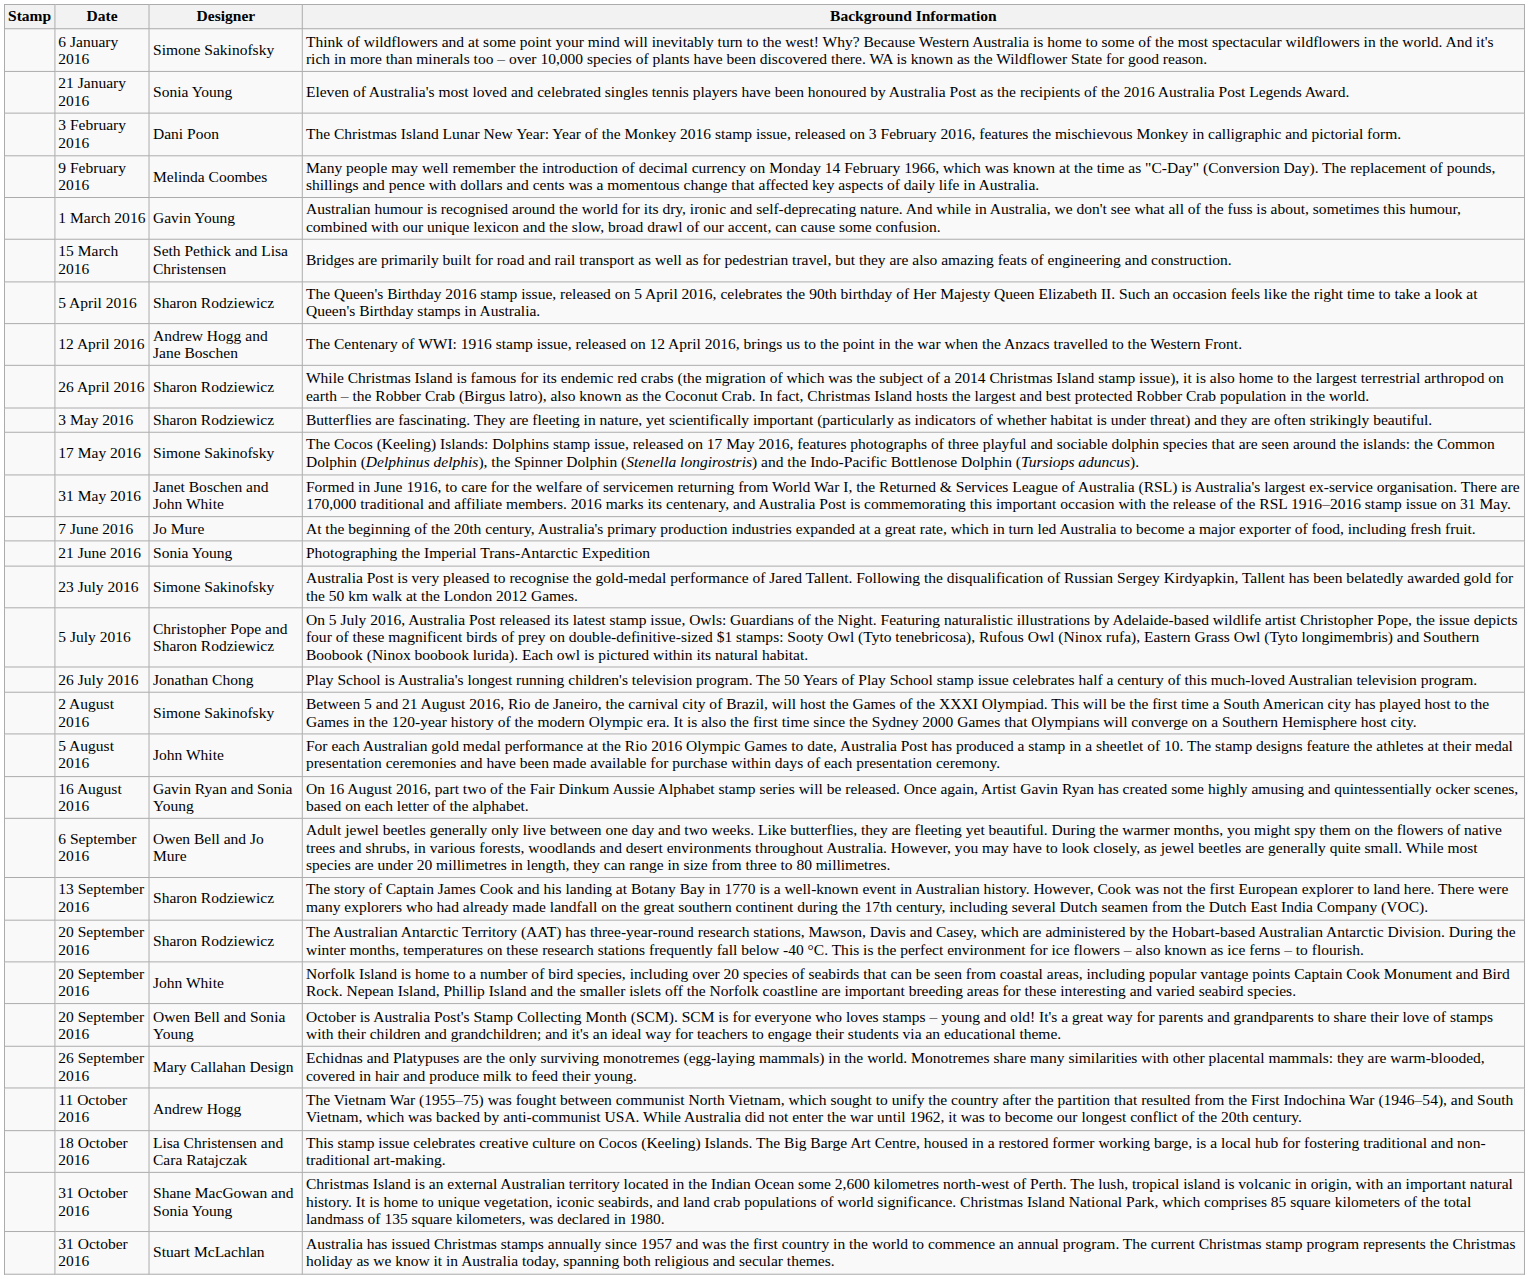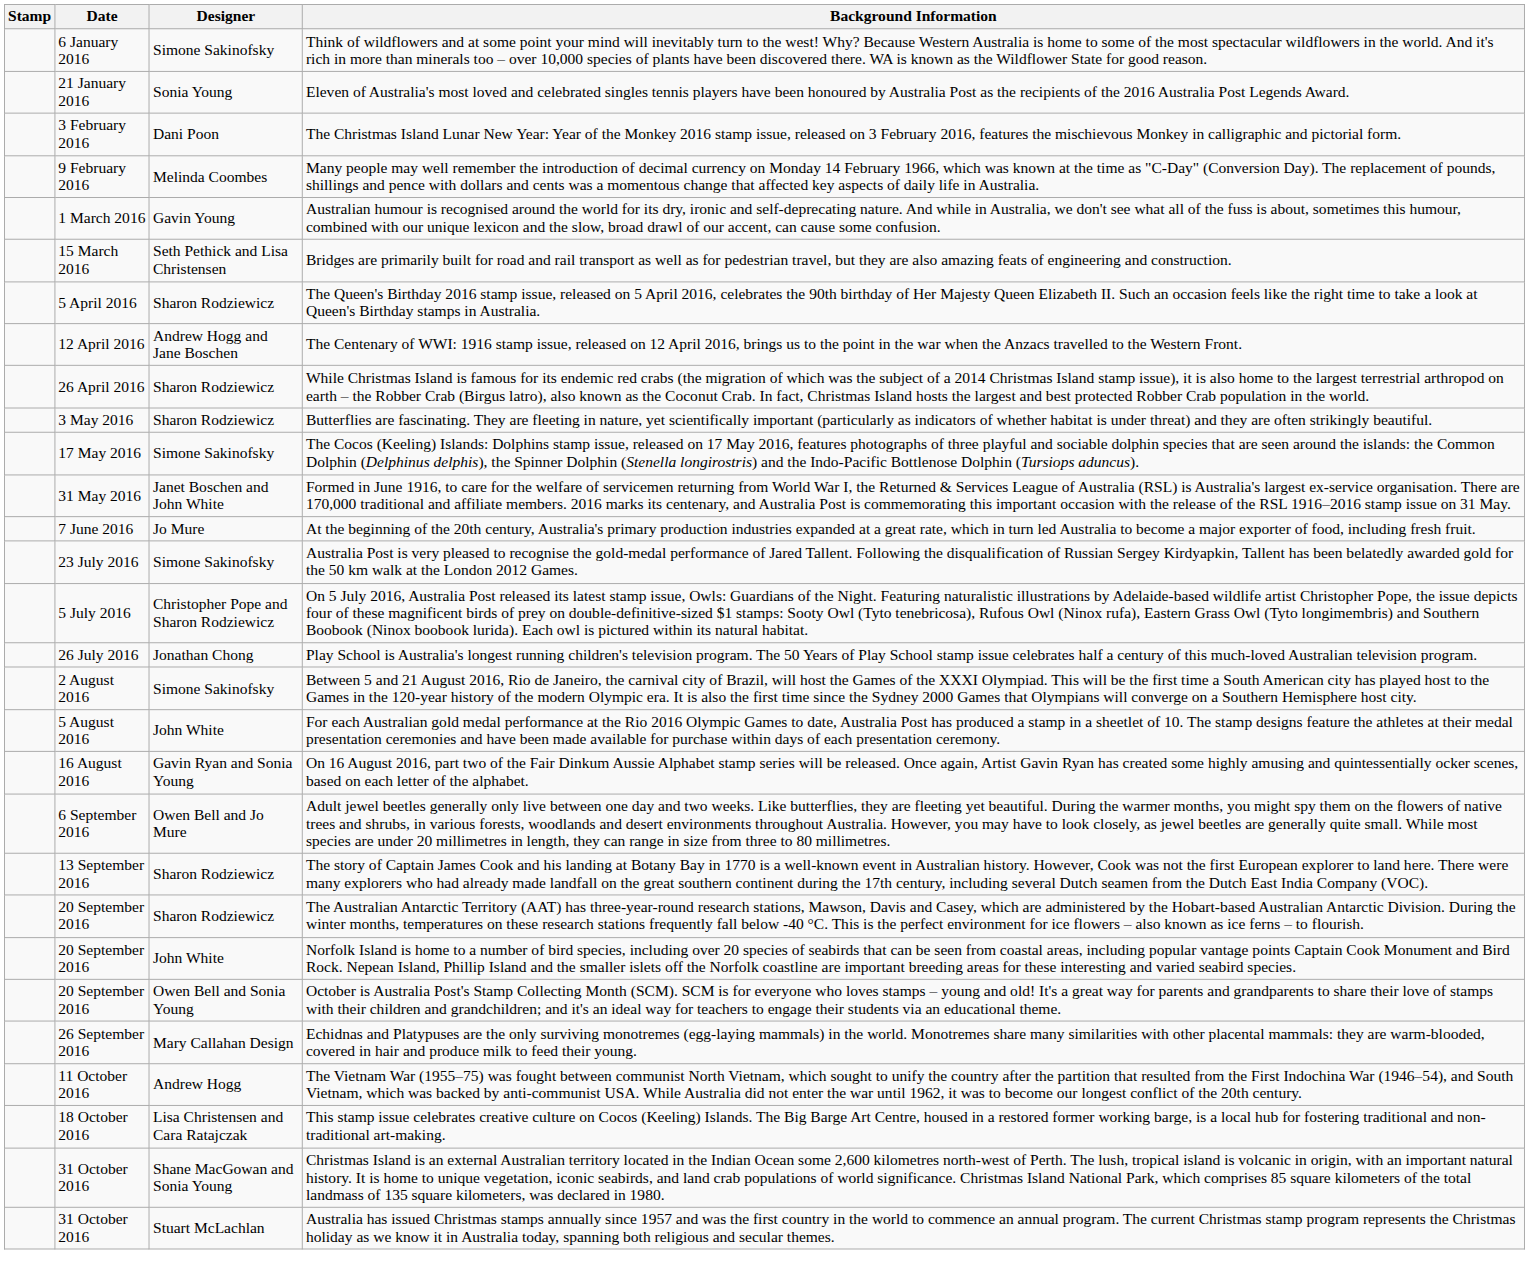- row: (478, 553)
